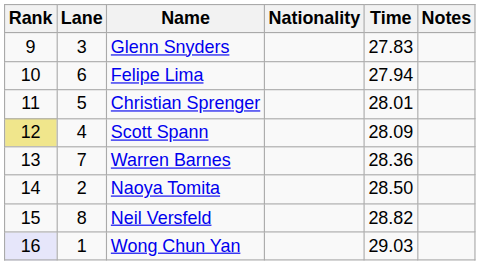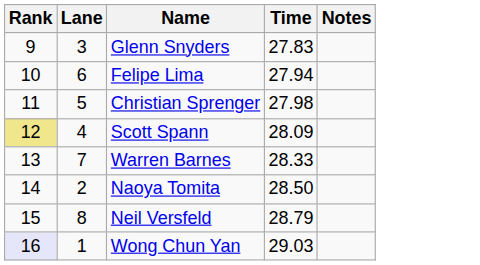- column: (314, 18)
(391, 103) 28.01 -> (291, 103) 27.98
(391, 160) 28.36 -> (291, 160) 28.33
(391, 217) 28.82 -> (291, 217) 28.79
